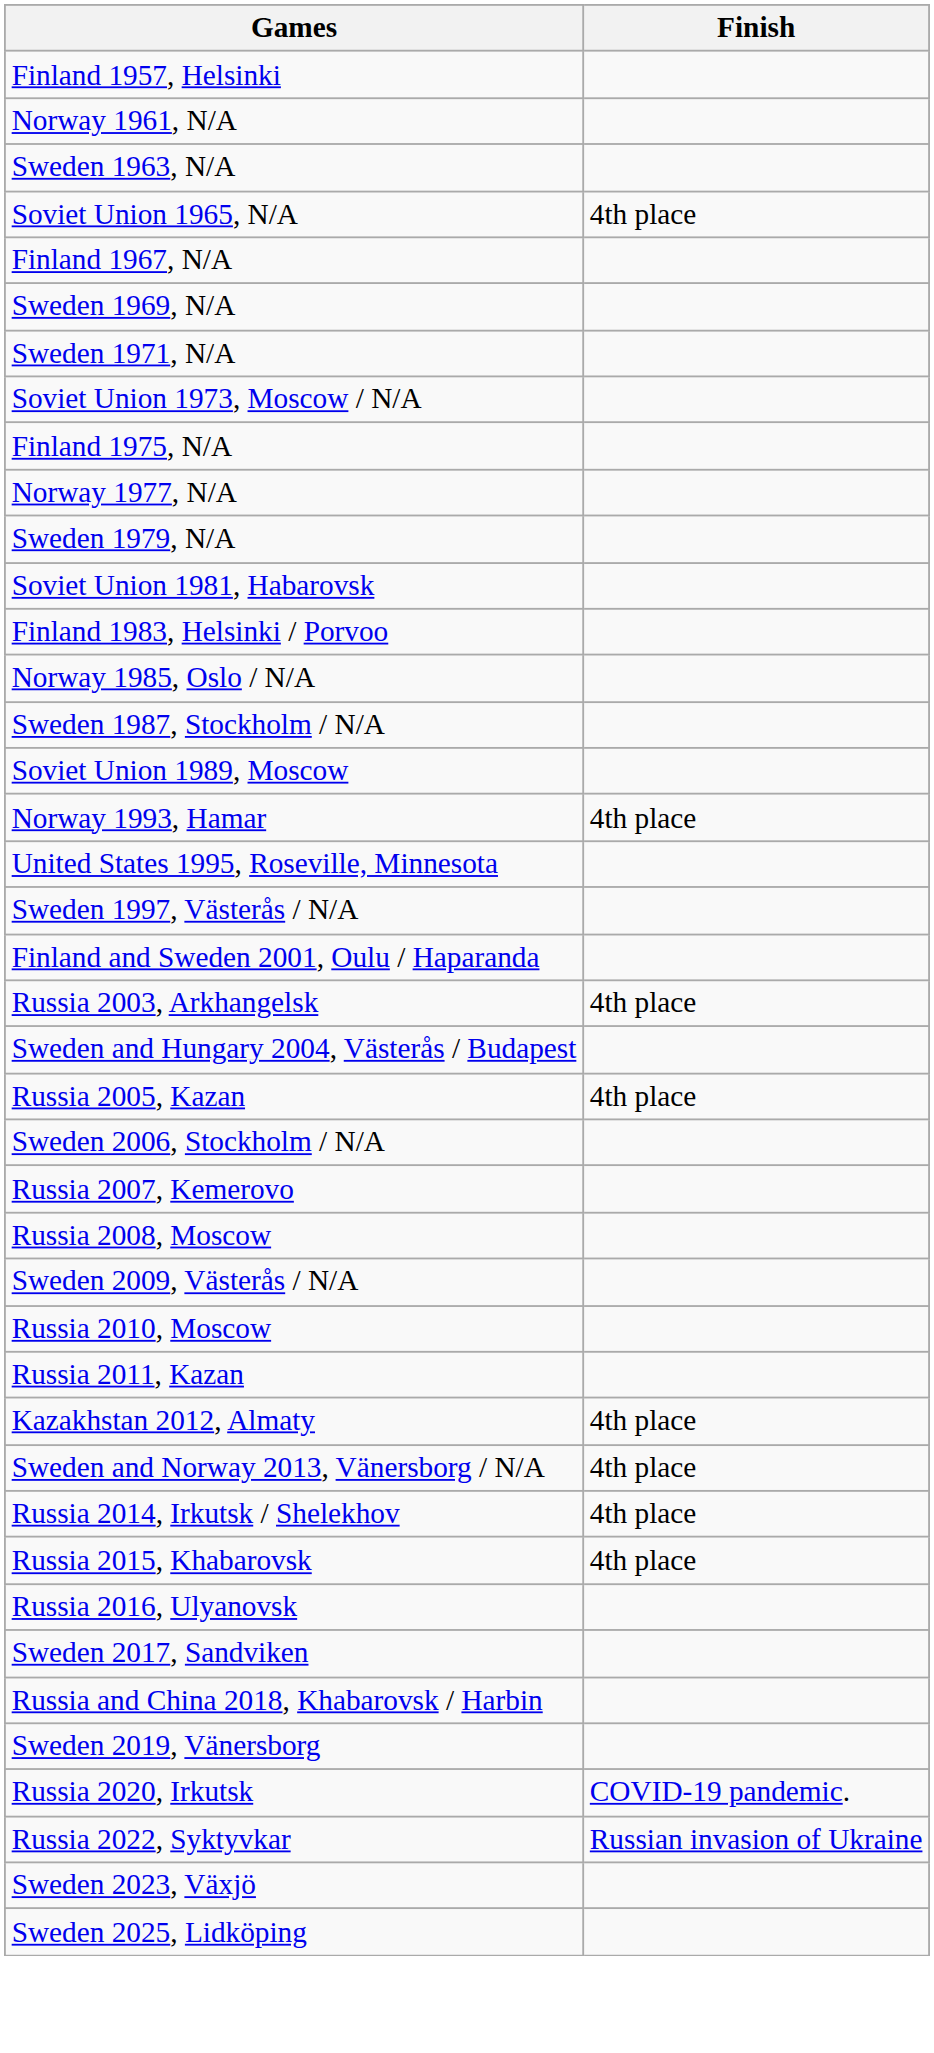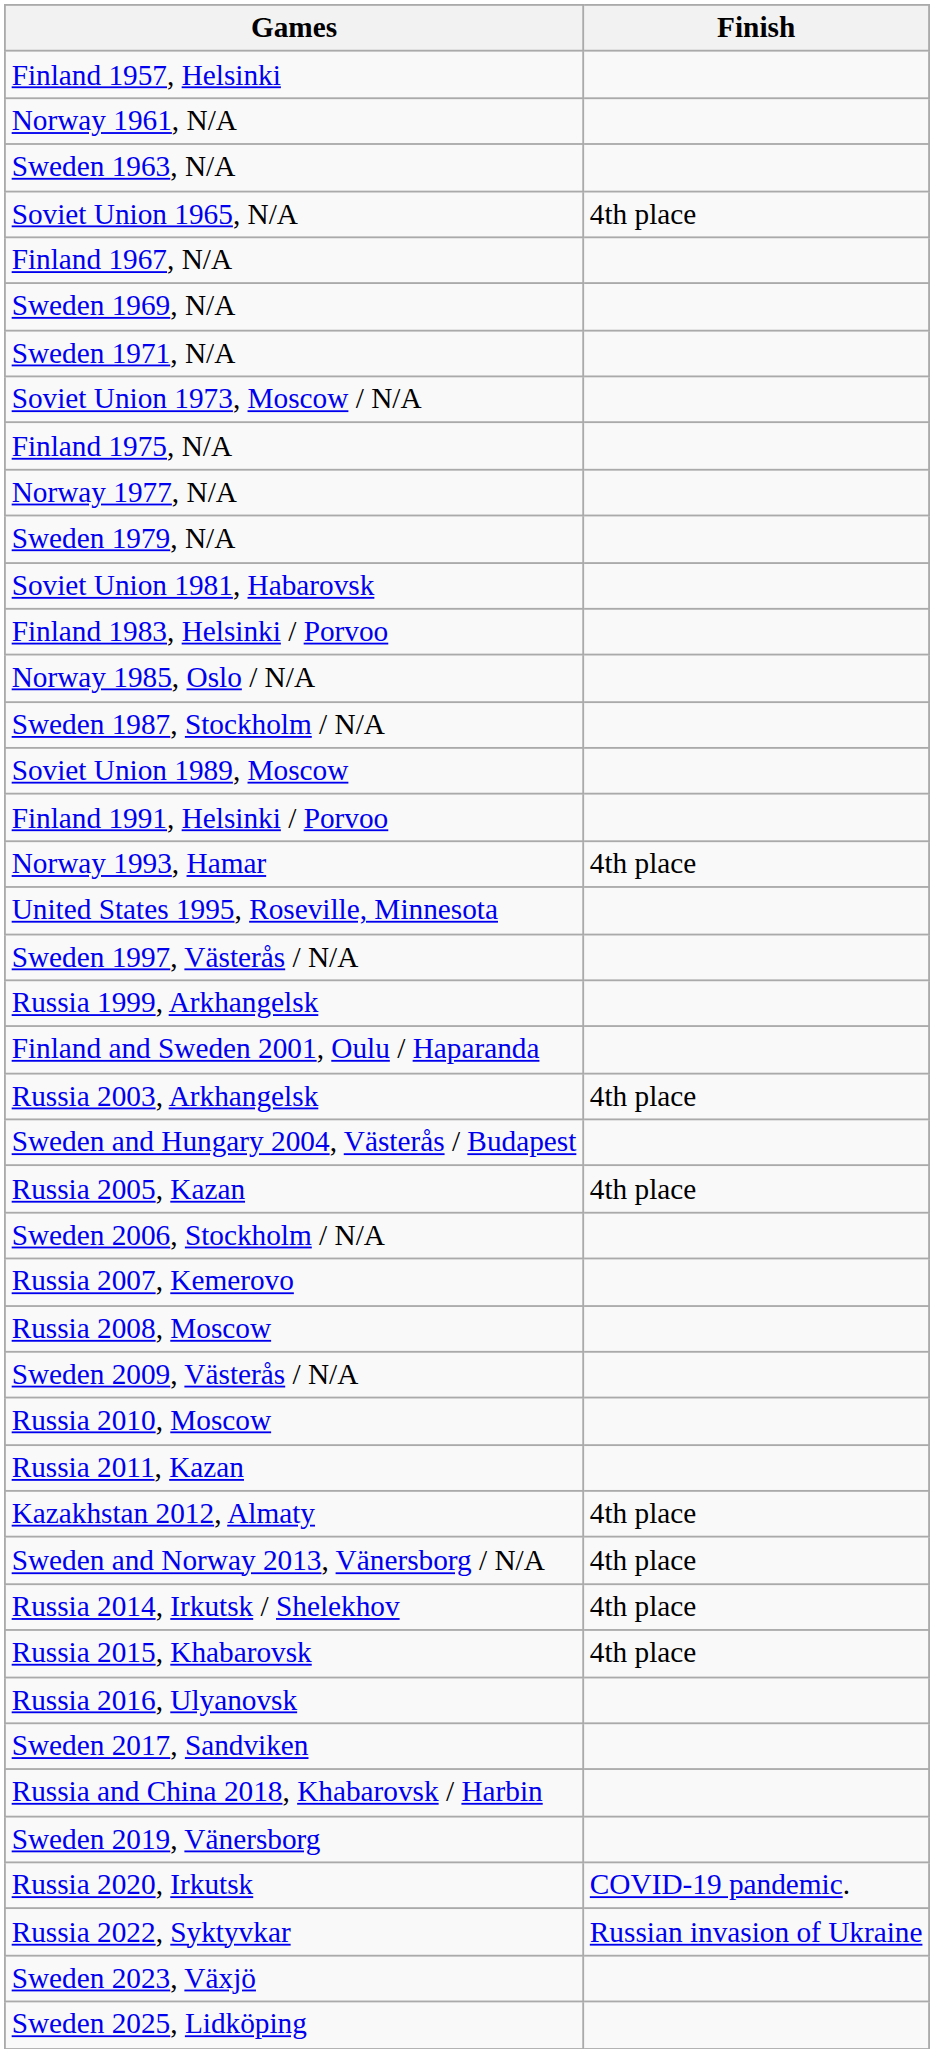+ row: (200, 817)
+ row: (165, 1002)
